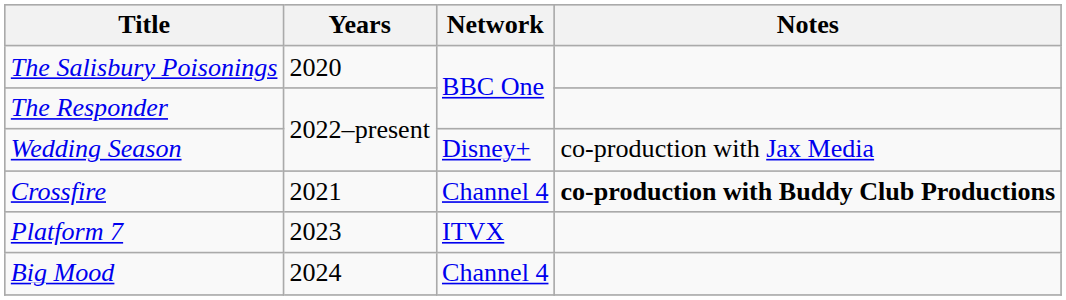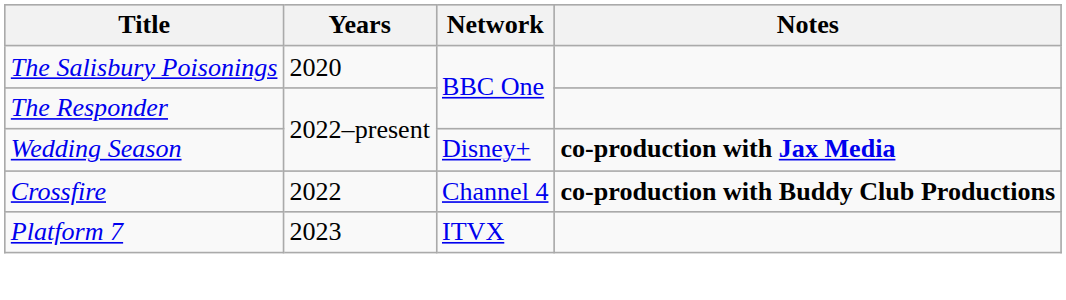(717, 149) normal -> (728, 149) bold
(316, 190) 2021 -> (316, 190) 2022
- row: (63, 273)
